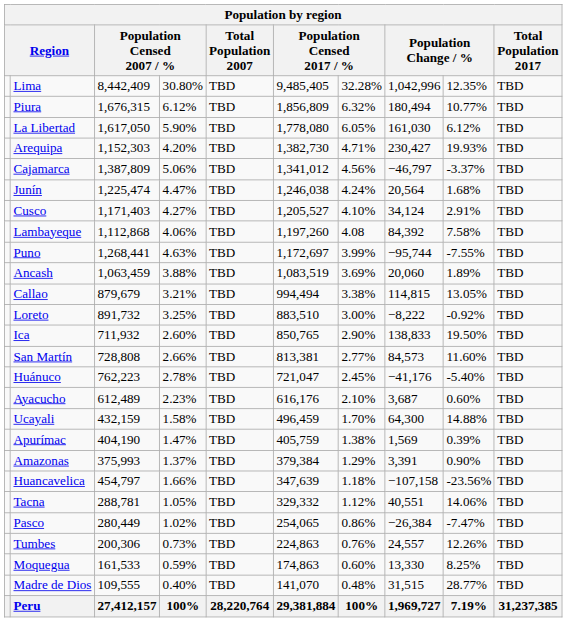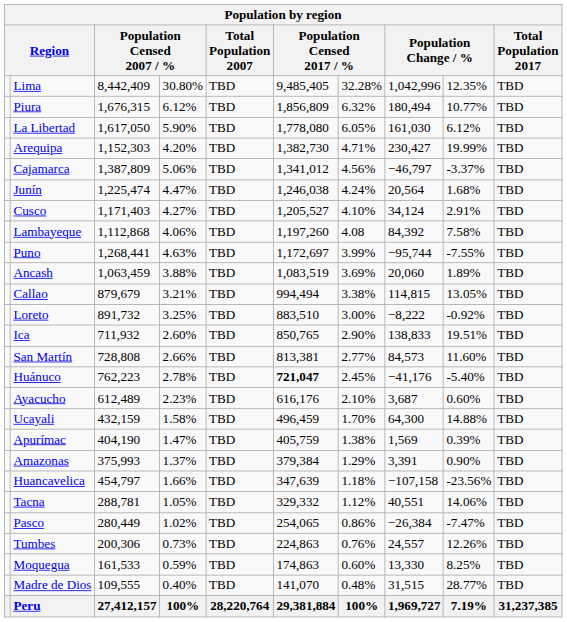(467, 148) 19.93% -> (467, 148) 19.99%
(467, 335) 19.50% -> (467, 335) 19.51%
(298, 377) normal -> (298, 377) bold
